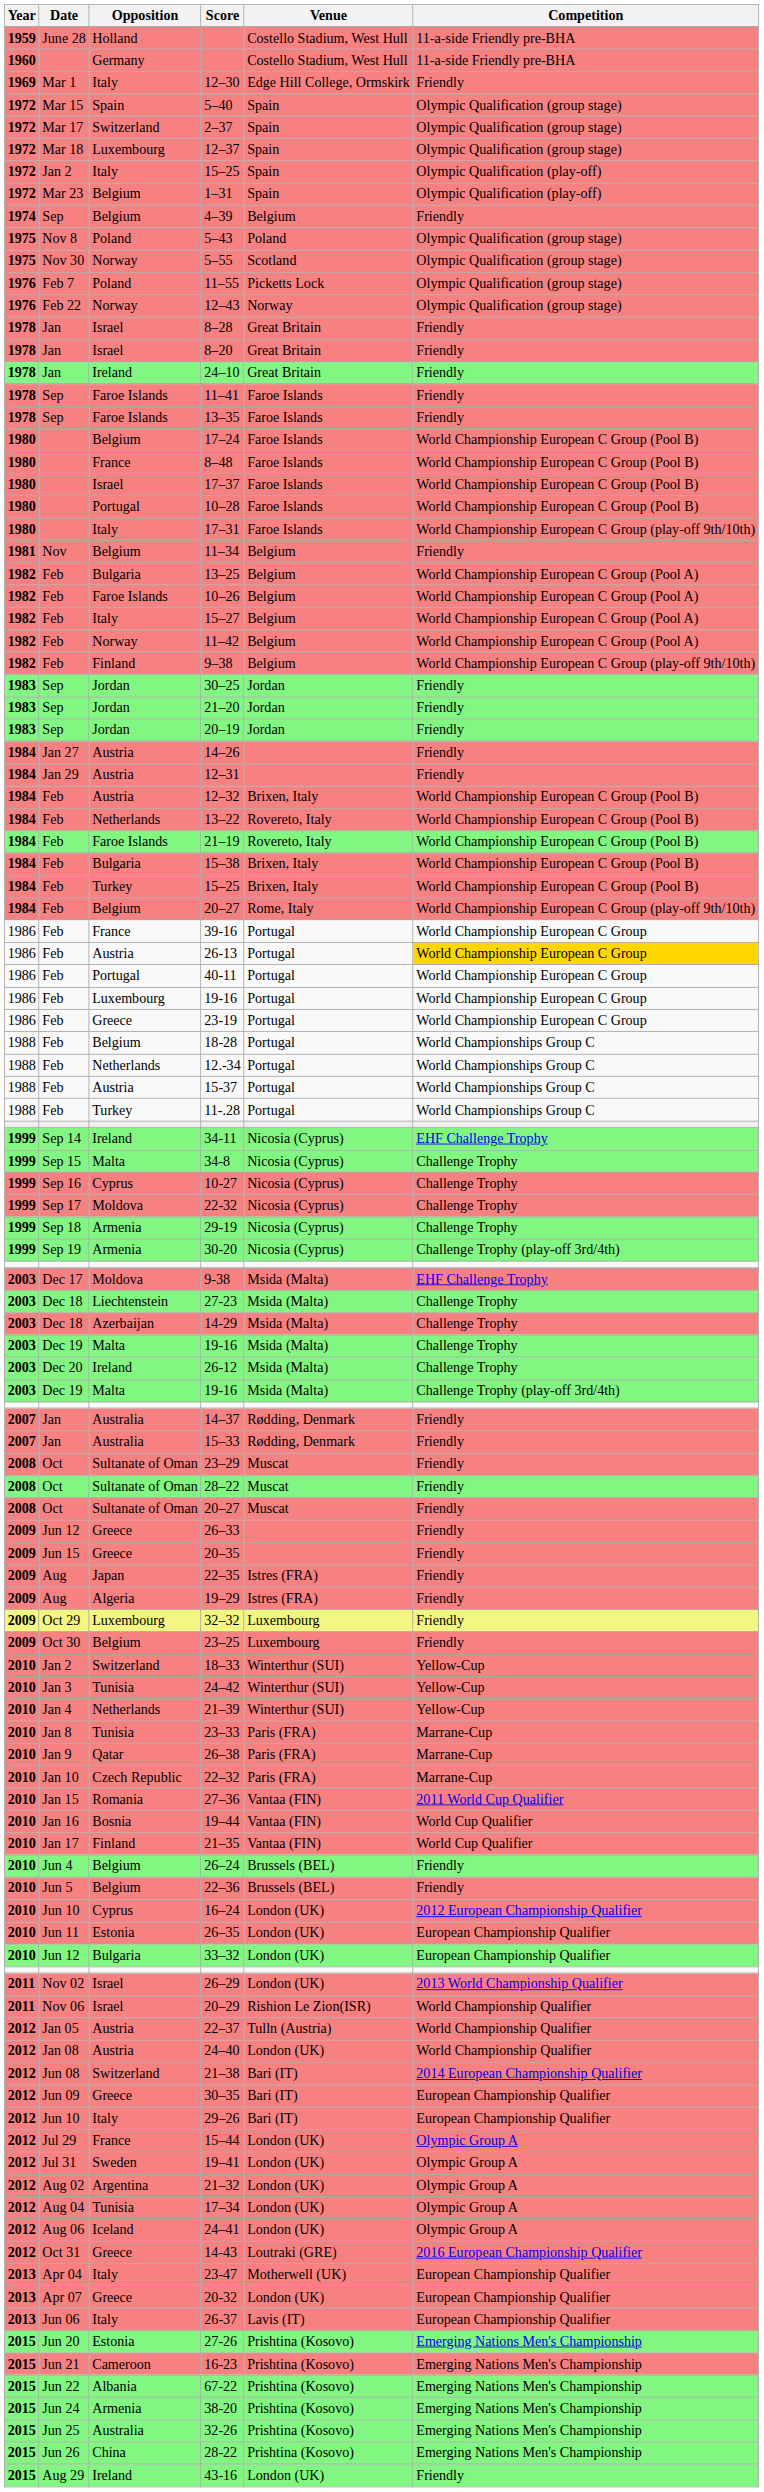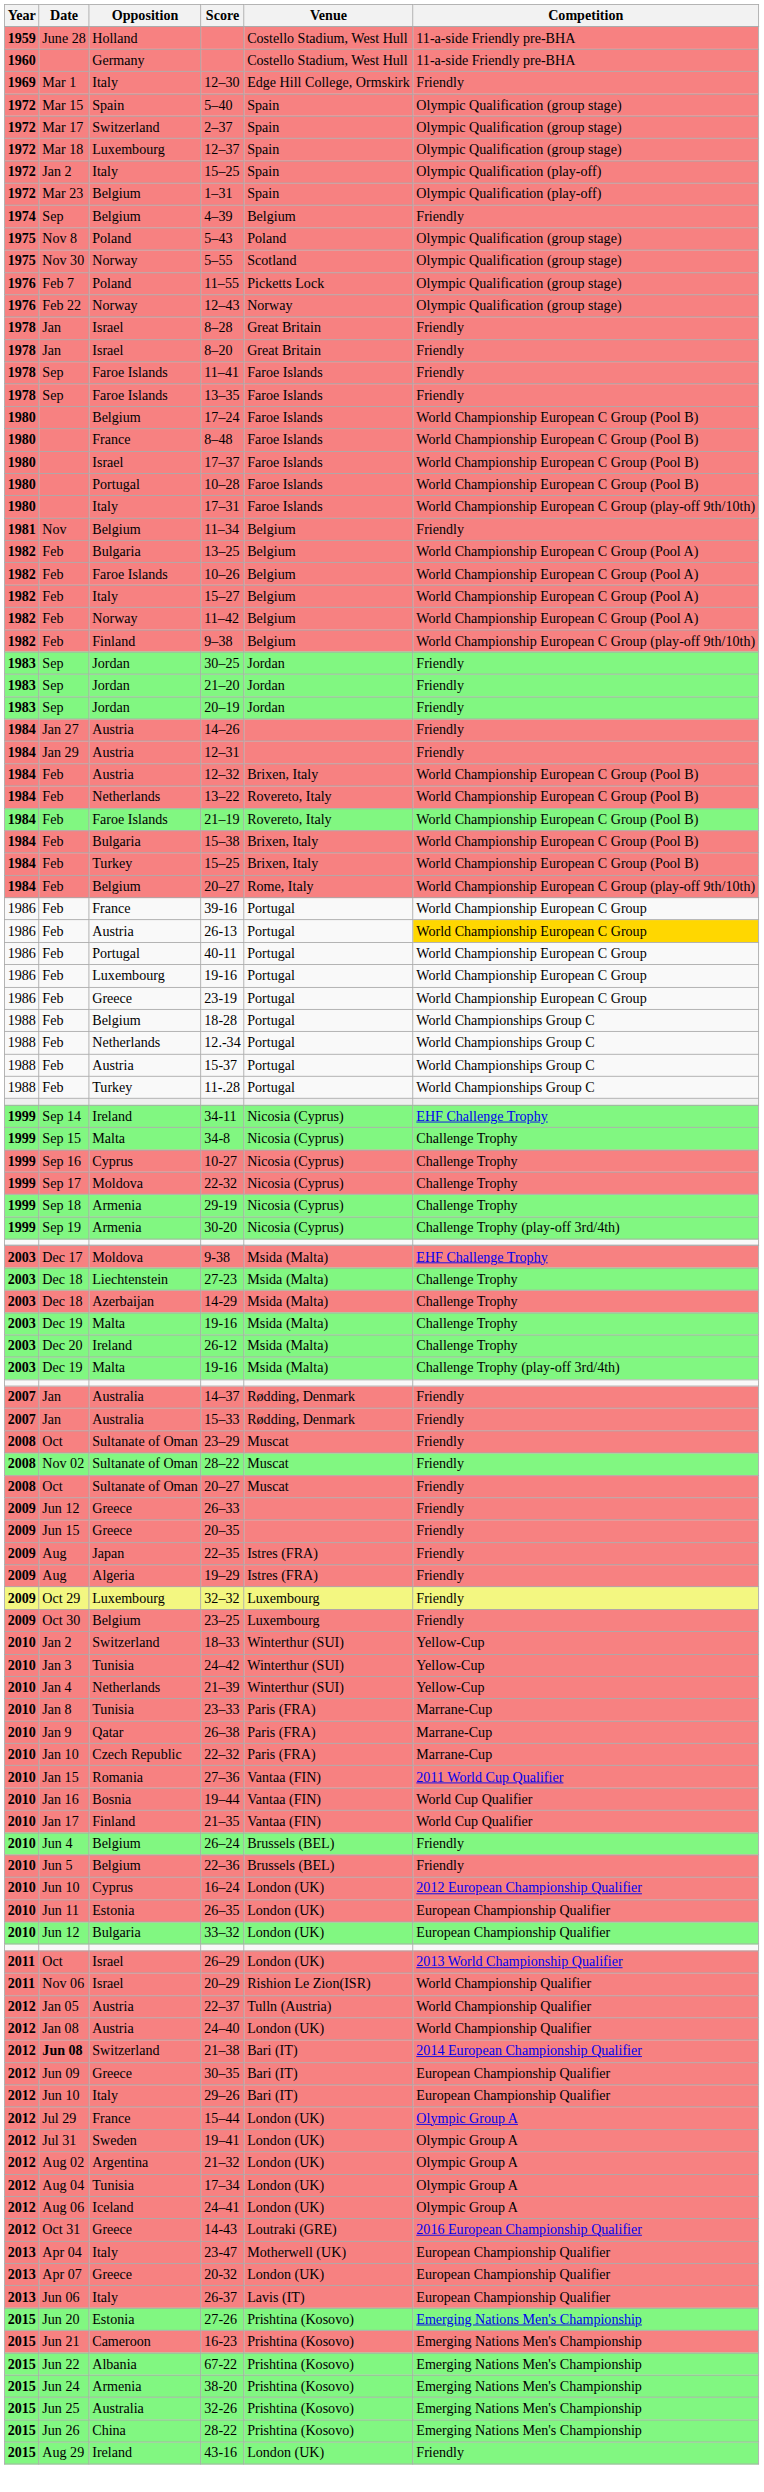- row: (112, 372)
(53, 1486) Oct -> (63, 1464) Nov 02
(63, 1984) Nov 02 -> (53, 1962) Oct
(61, 2073) normal -> (62, 2051) bold
